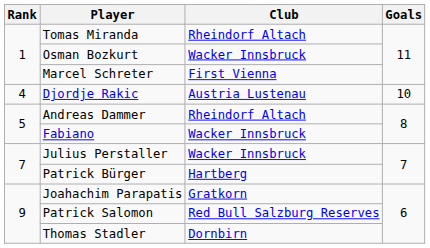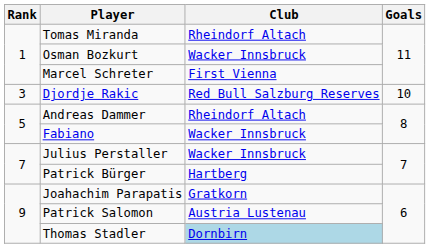(22, 94) 4 -> (22, 94) 3
(247, 94) Austria Lustenau -> (284, 94) Red Bull Salzburg Reserves
(284, 214) Red Bull Salzburg Reserves -> (247, 214) Austria Lustenau
(218, 234) no background -> (218, 234) lightblue background
